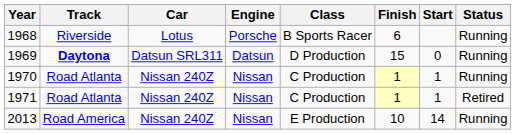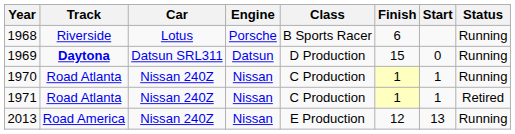(397, 119) 10 -> (397, 119) 12
(438, 119) 14 -> (438, 119) 13
